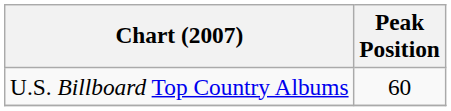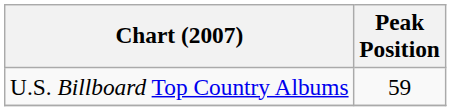(400, 86) 60 -> (400, 86) 59
